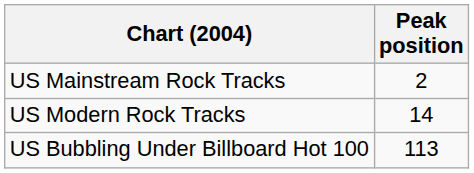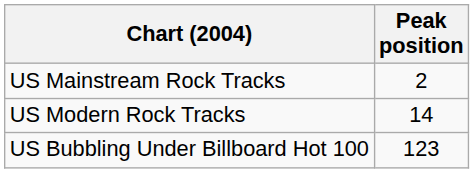(421, 149) 113 -> (421, 149) 123
